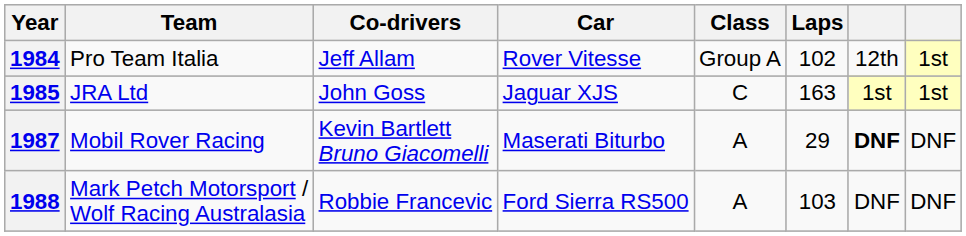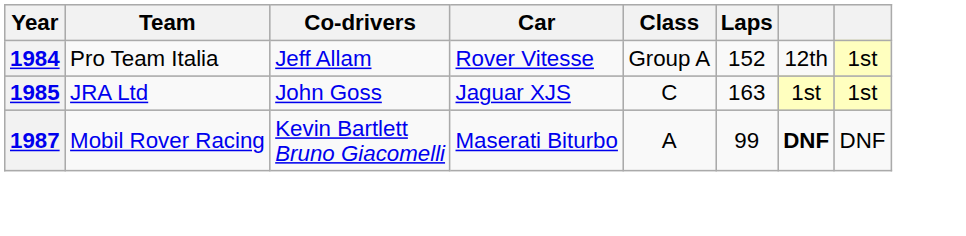(817, 58) 102 -> (747, 58) 152
(817, 141) 29 -> (747, 141) 99
- row: (35, 201)
